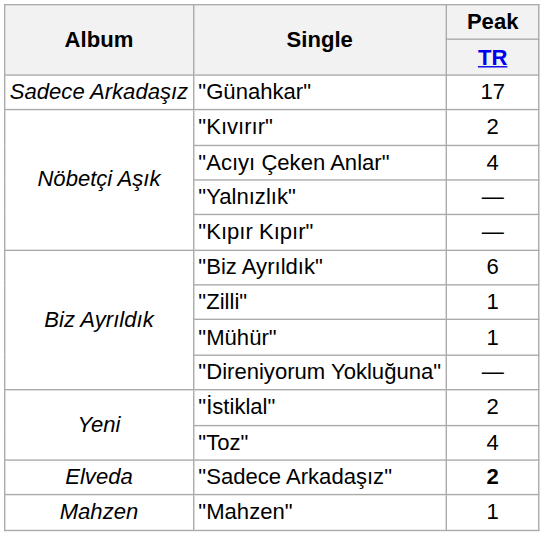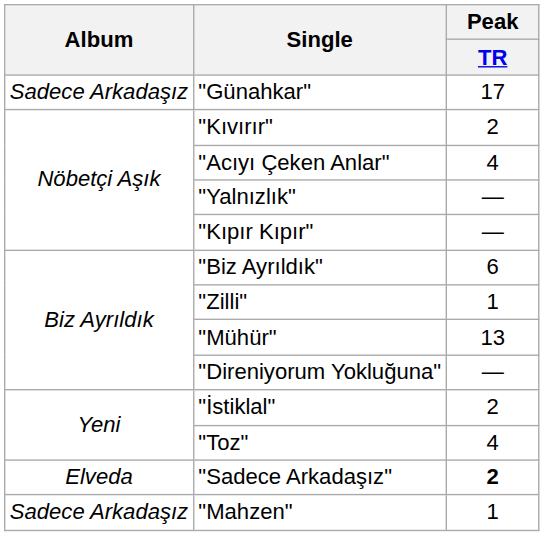(493, 337) 1 -> (493, 337) 13
(99, 512) Mahzen -> (99, 512) Sadece Arkadaşız
